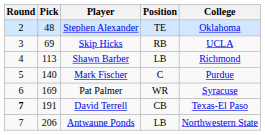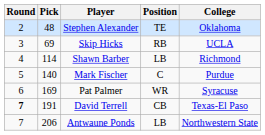(49, 59) 113 -> (49, 59) 114
